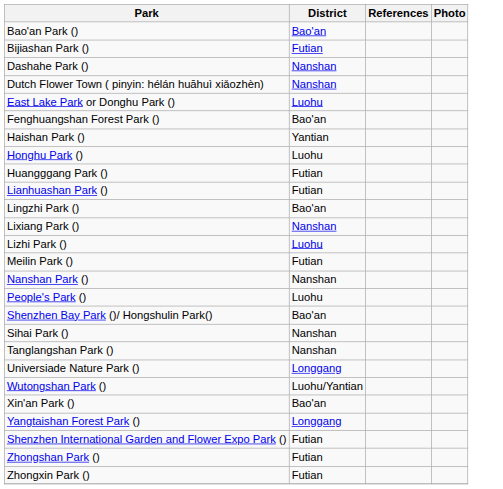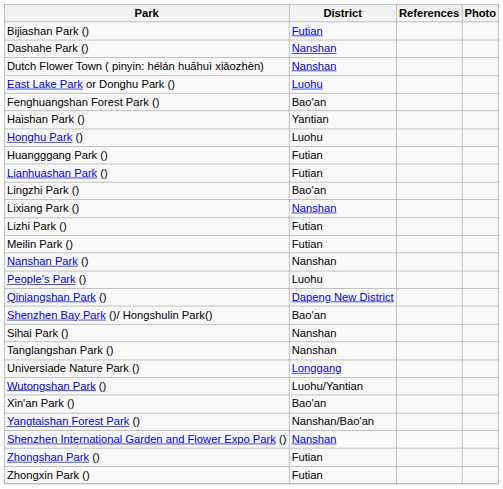- row: (43, 31)
(307, 244) Luohu -> (307, 226) Futian
+ row: (57, 297)
(317, 421) Longgang -> (333, 421) Nanshan/Bao'an
(307, 439) Futian -> (314, 439) Nanshan
